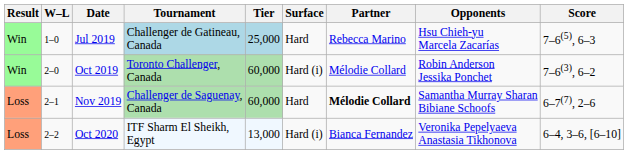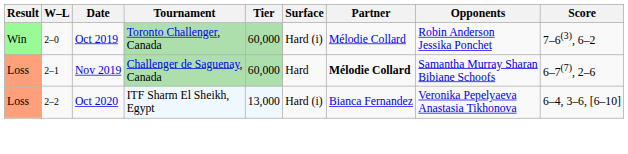- row: (95, 38)
